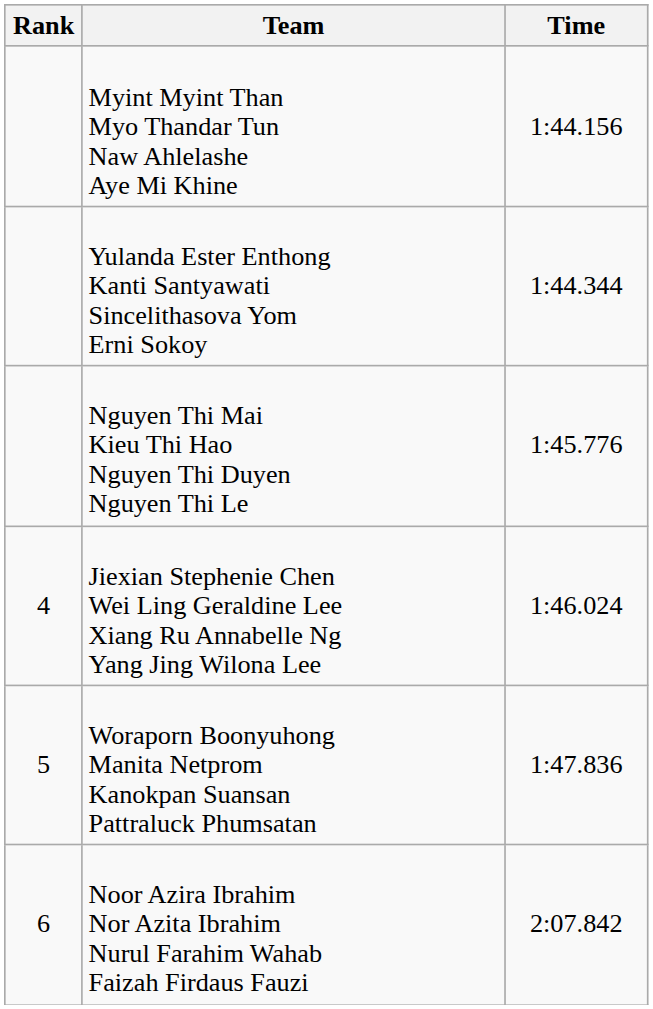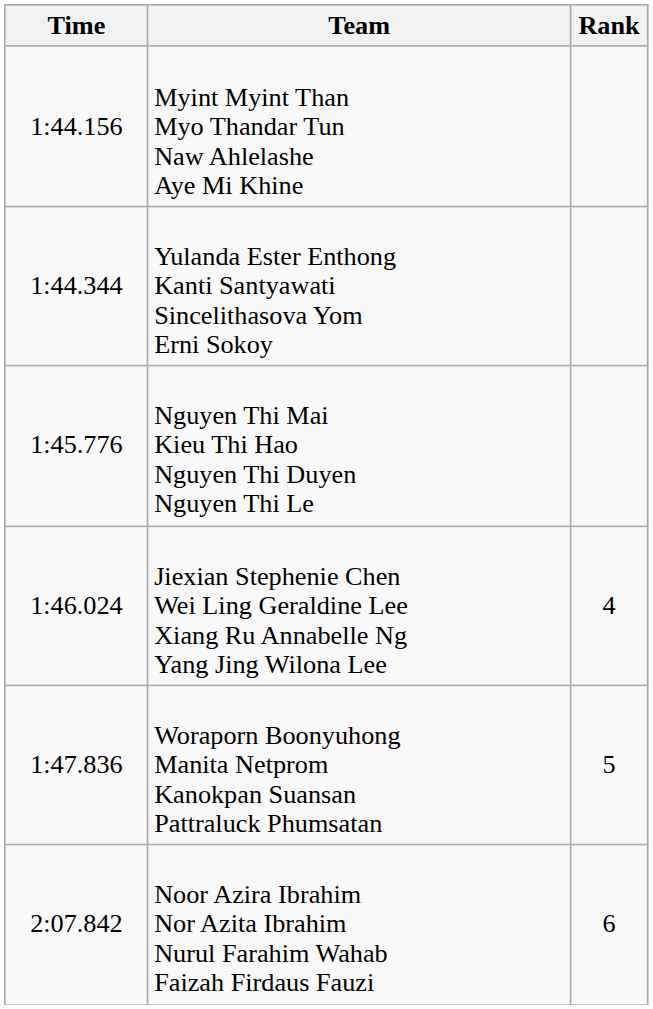columns swapped: (44, 25) <-> (576, 25)
